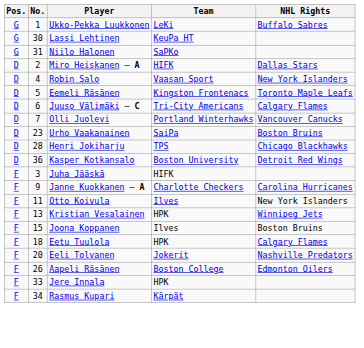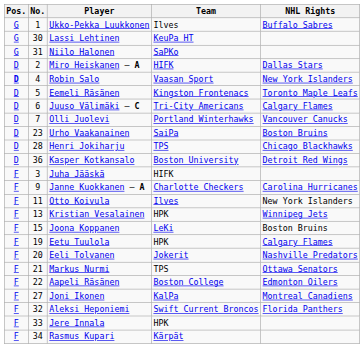(163, 25) LeKi -> (166, 25) Ilves
(16, 79) normal -> (16, 79) bold
(166, 228) Ilves -> (163, 228) LeKi
(38, 242) 18 -> (38, 242) 19
+ row: (79, 269)
(38, 269) 26 -> (38, 282) 22
+ row: (77, 296)
+ row: (89, 309)
